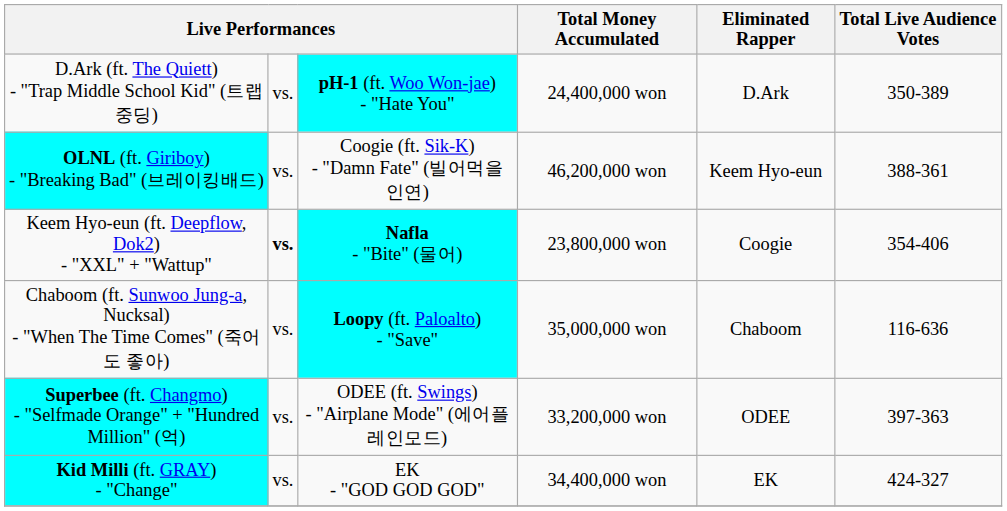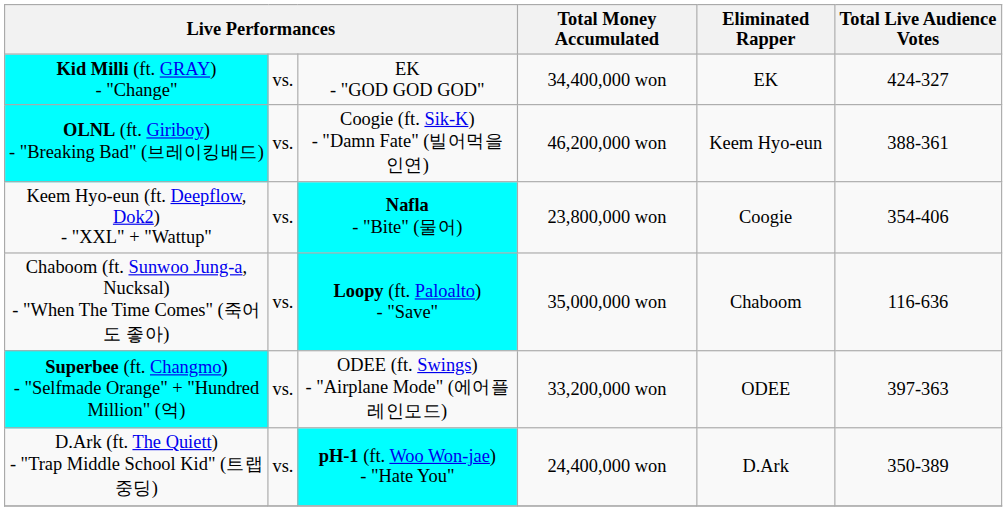rows swapped: (136, 91) <-> (136, 480)
(283, 244) bold -> (283, 217) normal
